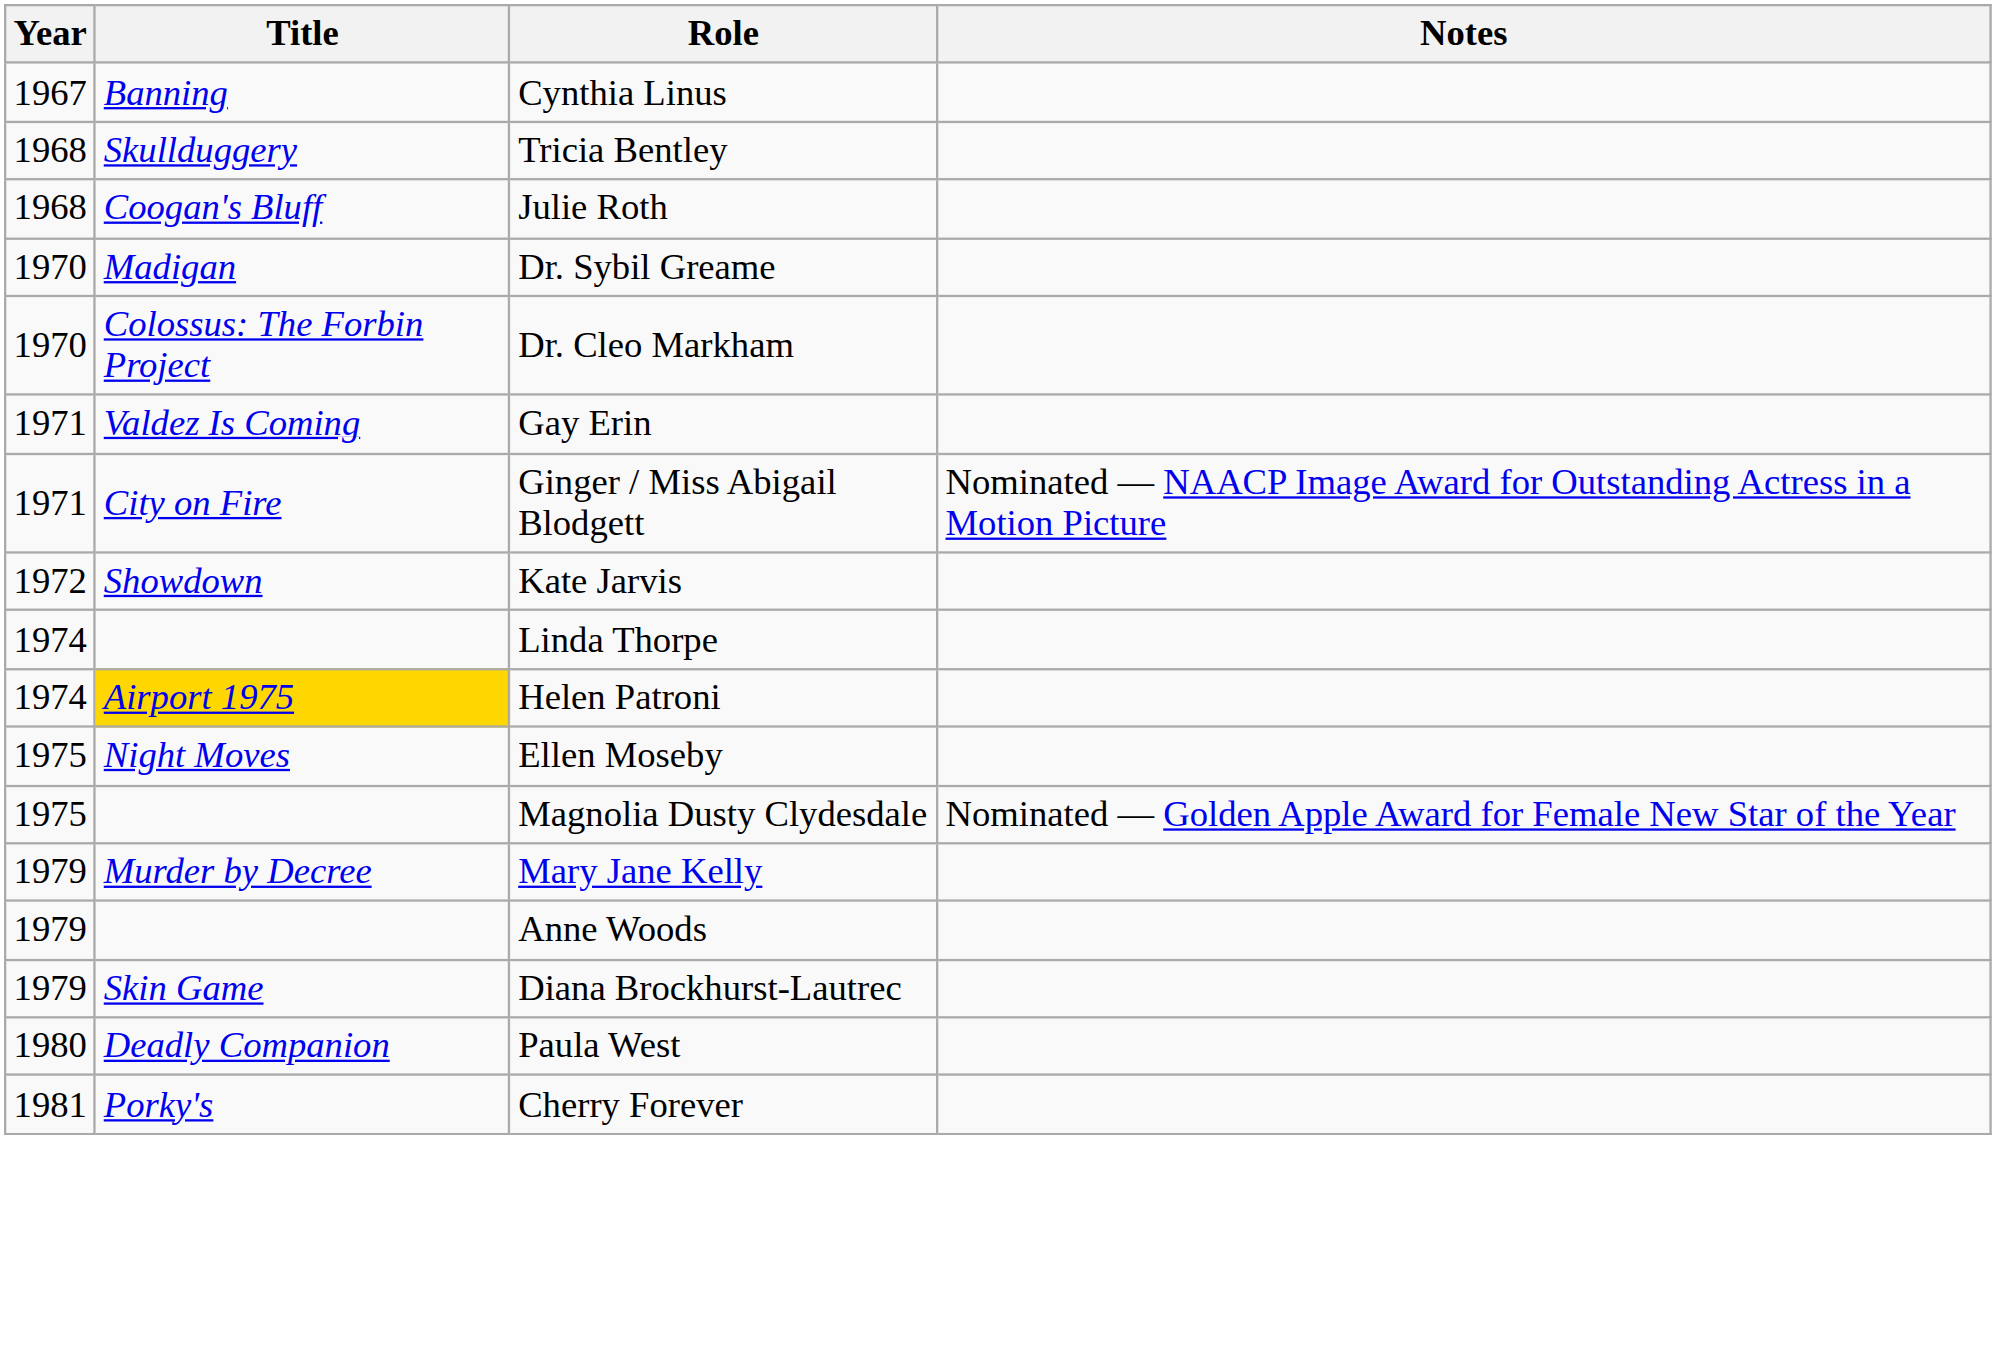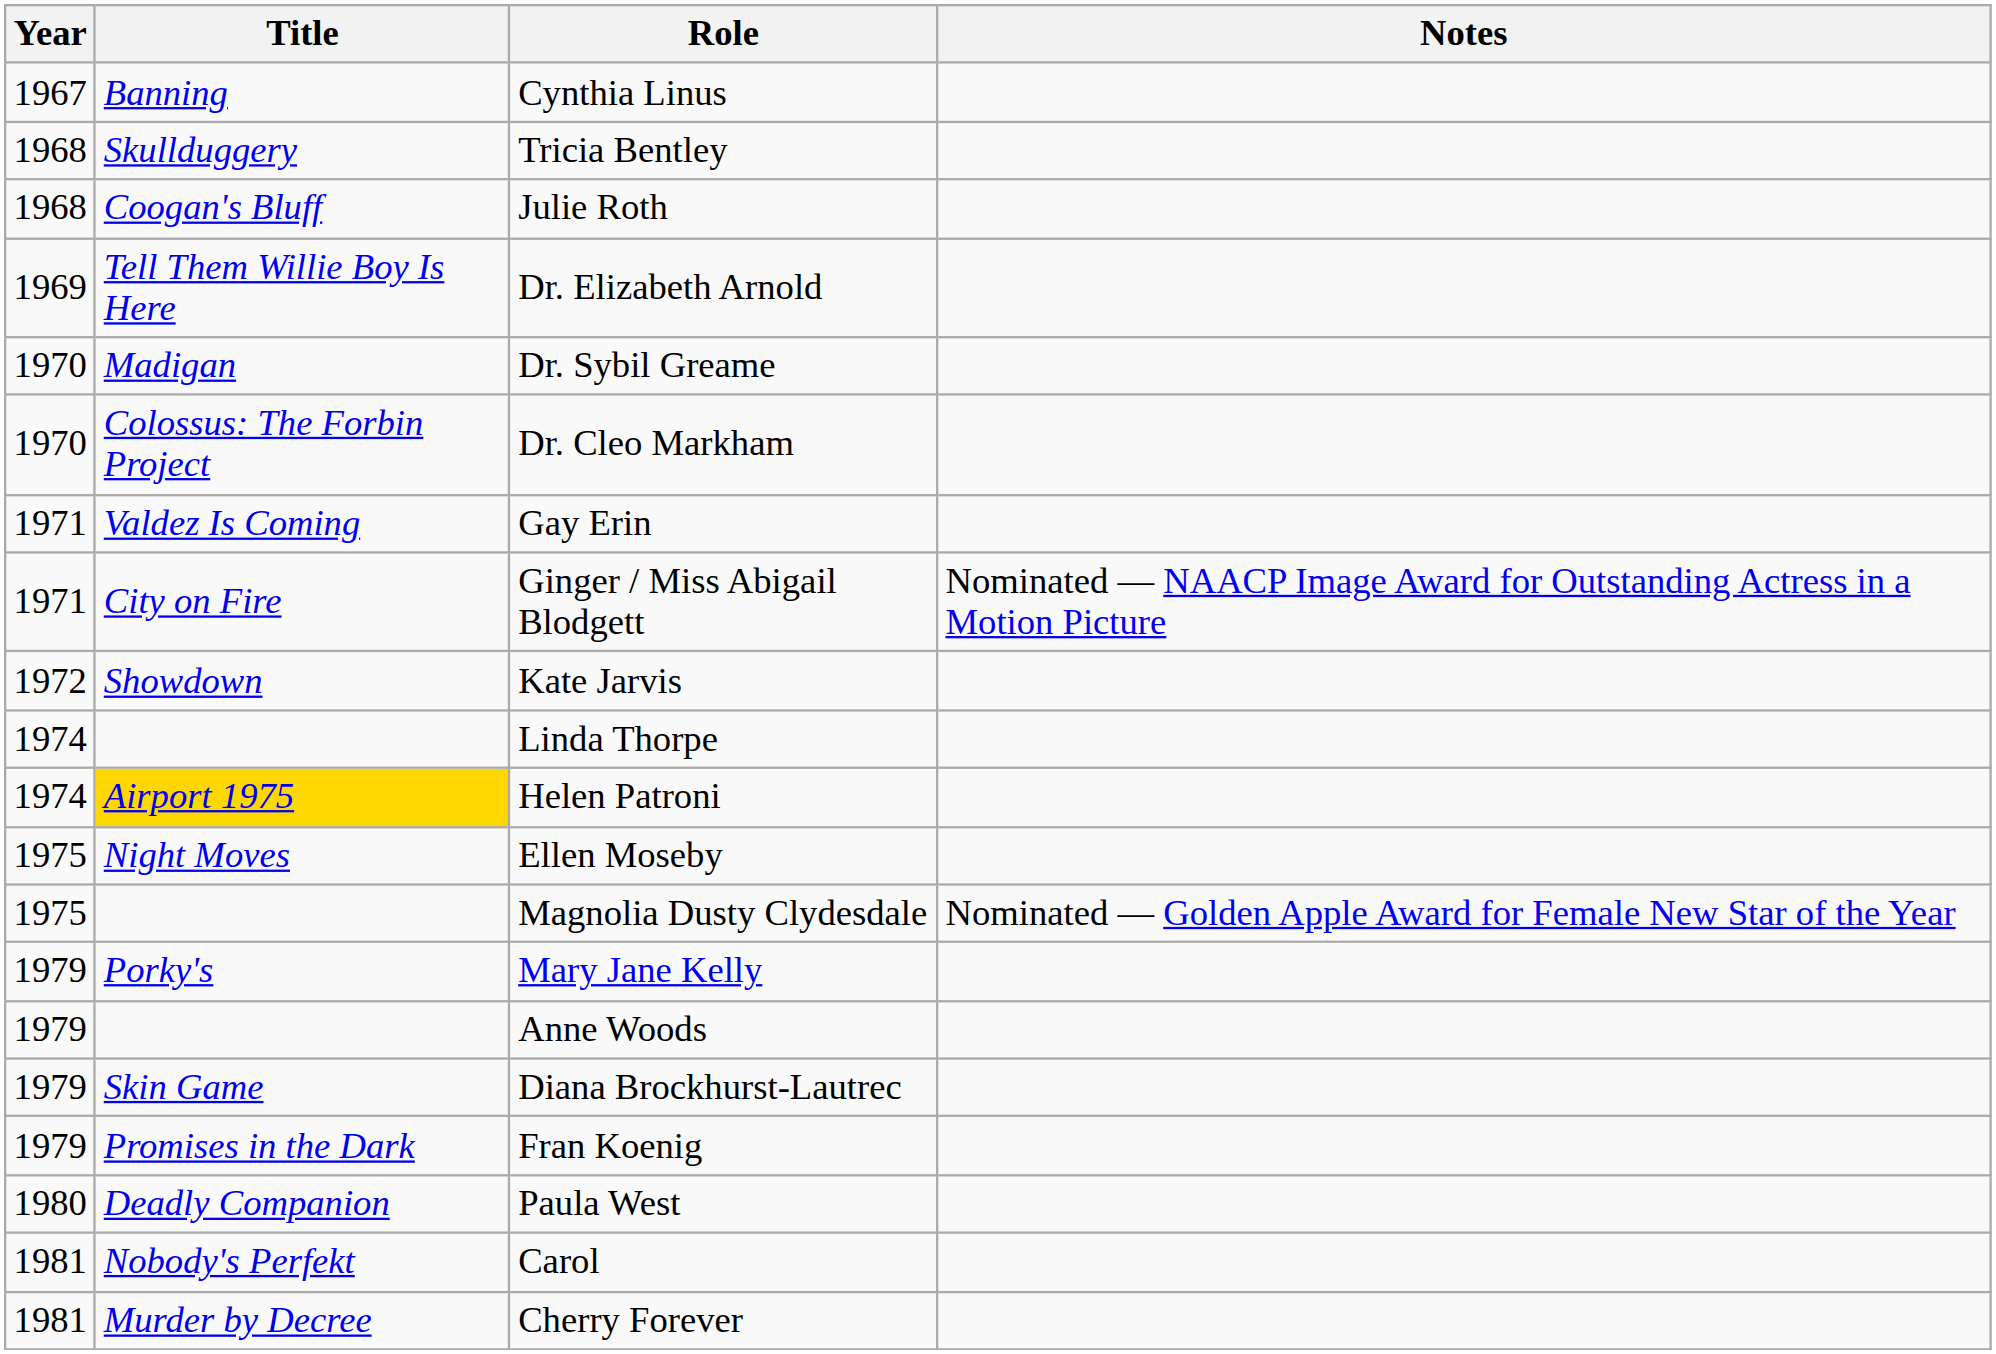+ row: (670, 286)
(238, 871) Murder by Decree -> (159, 970) Porky's
+ row: (610, 1145)
+ row: (559, 1261)
(159, 1103) Porky's -> (238, 1319) Murder by Decree
